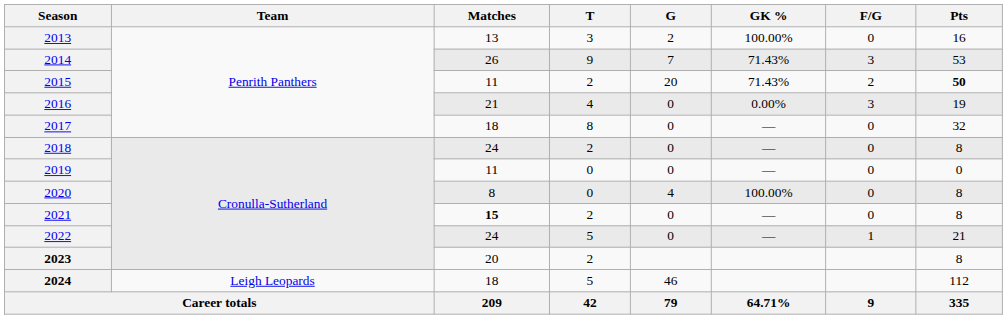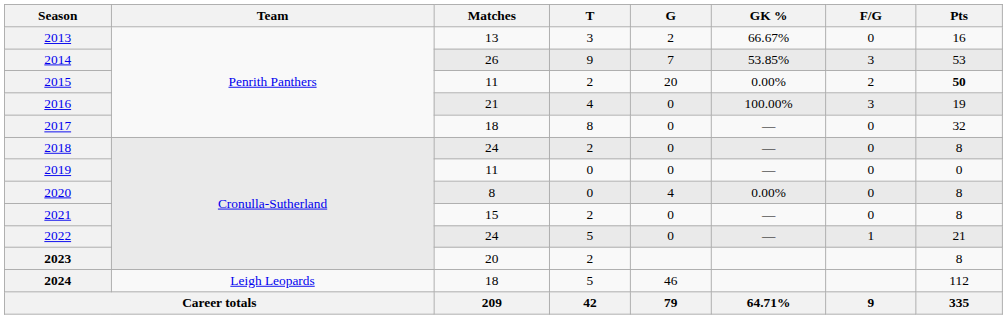(769, 38) 100.00% -> (769, 38) 66.67%
(769, 60) 71.43% -> (769, 60) 53.85%
(769, 82) 71.43% -> (769, 82) 0.00%
(769, 104) 0.00% -> (769, 104) 100.00%
(769, 192) 100.00% -> (769, 192) 0.00%
(492, 214) bold -> (492, 214) normal
